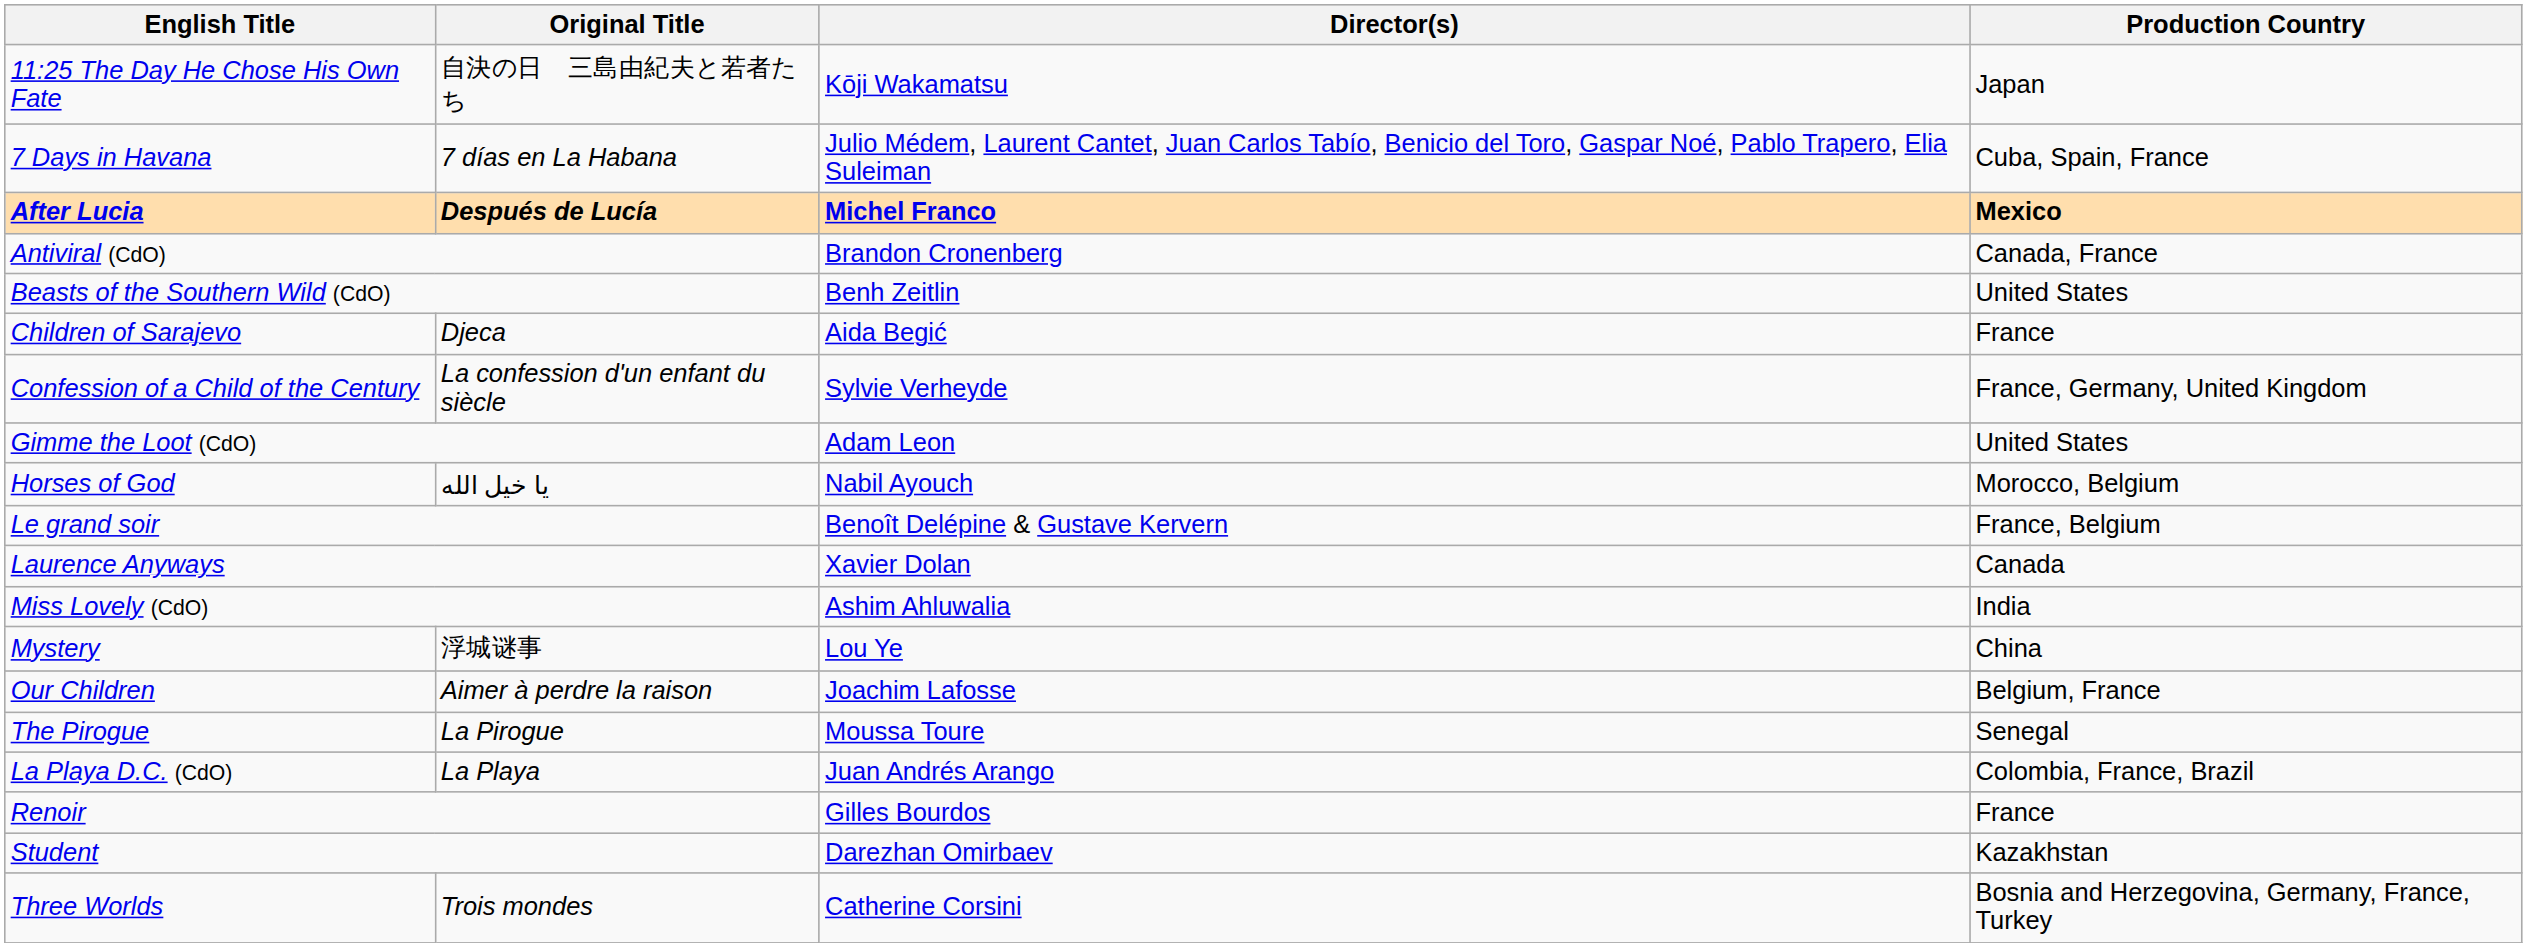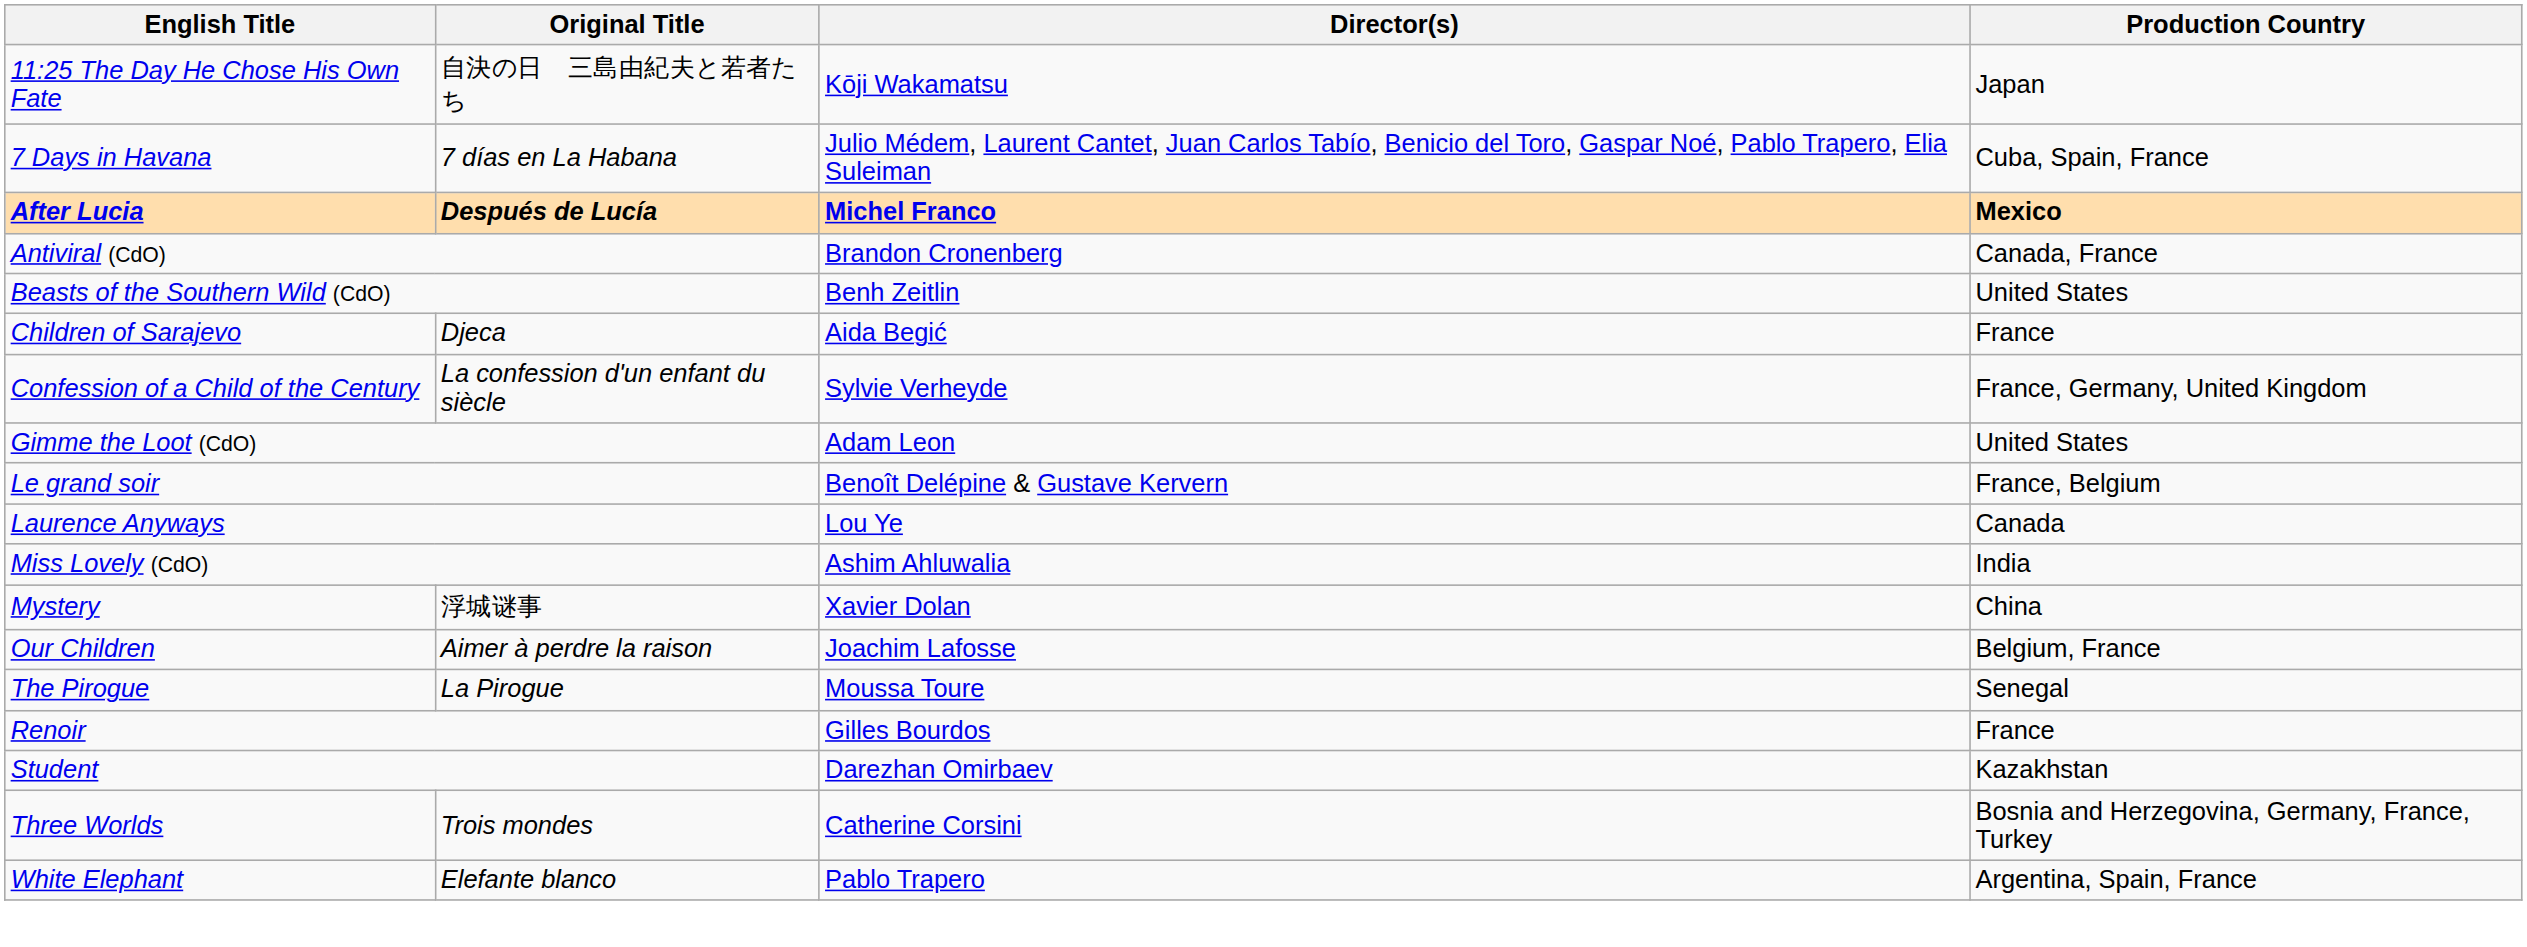- row: (93, 483)
(898, 565) Xavier Dolan -> (864, 523) Lou Ye
(864, 648) Lou Ye -> (898, 606) Xavier Dolan
- row: (122, 771)
+ row: (97, 879)
